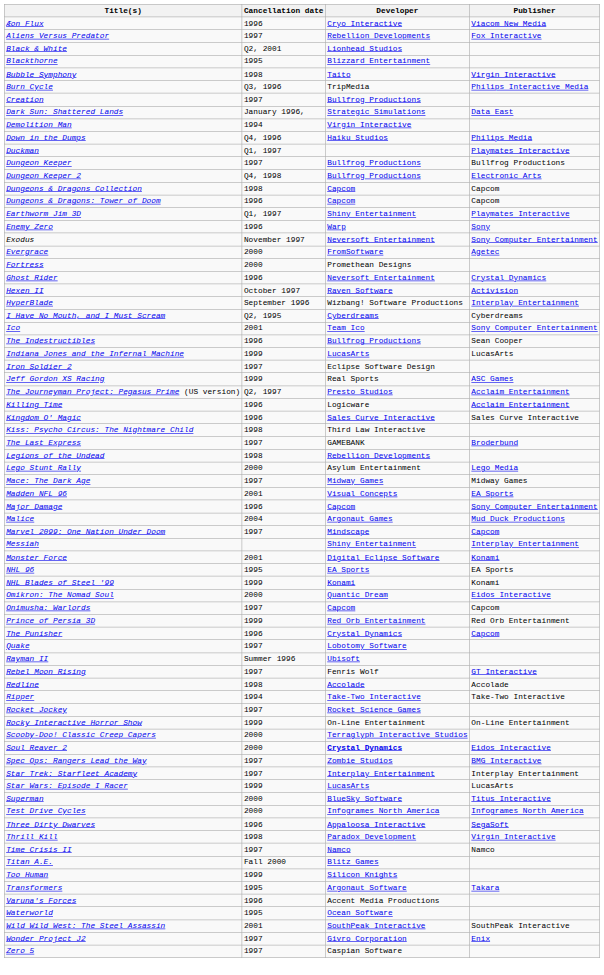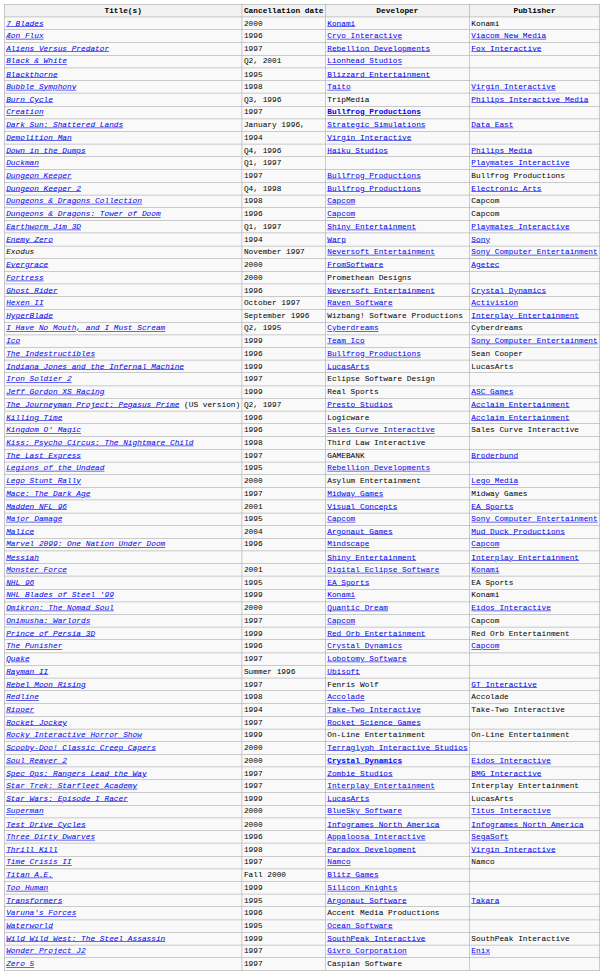+ row: (25, 23)
(374, 100) normal -> (374, 112) bold
(253, 227) 1996 -> (253, 239) 1994
(253, 328) 2001 -> (253, 341) 1999
(253, 456) 1998 -> (253, 468) 1995
(253, 506) 1996 -> (253, 519) 1995
(253, 532) 1997 -> (253, 545) 1996
(253, 926) 2001 -> (253, 939) 1999
